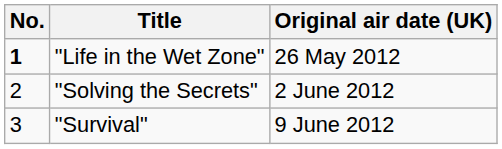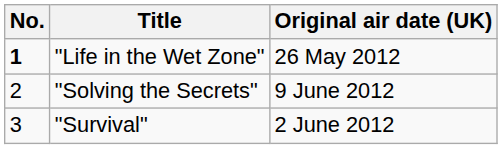(335, 90) 2 June 2012 -> (335, 90) 9 June 2012
(335, 125) 9 June 2012 -> (335, 125) 2 June 2012
